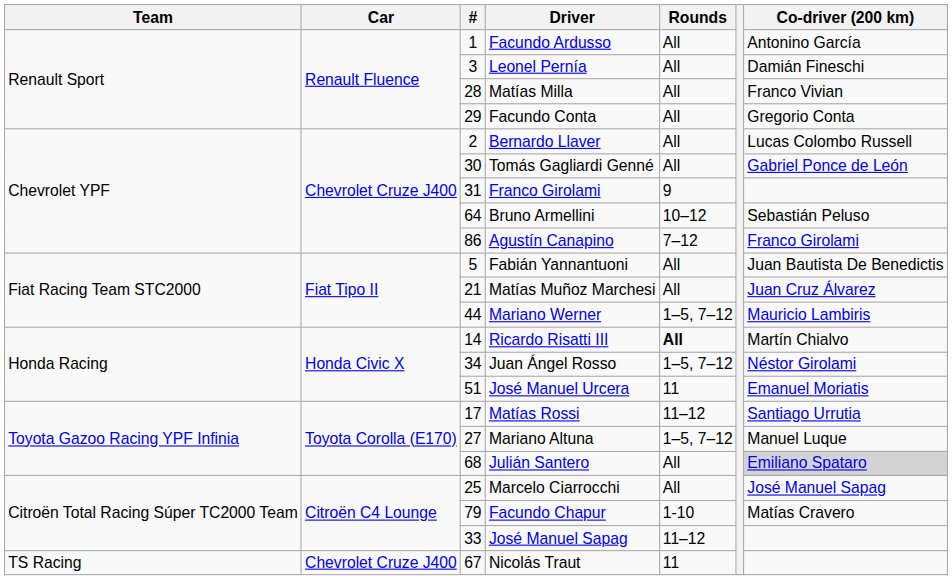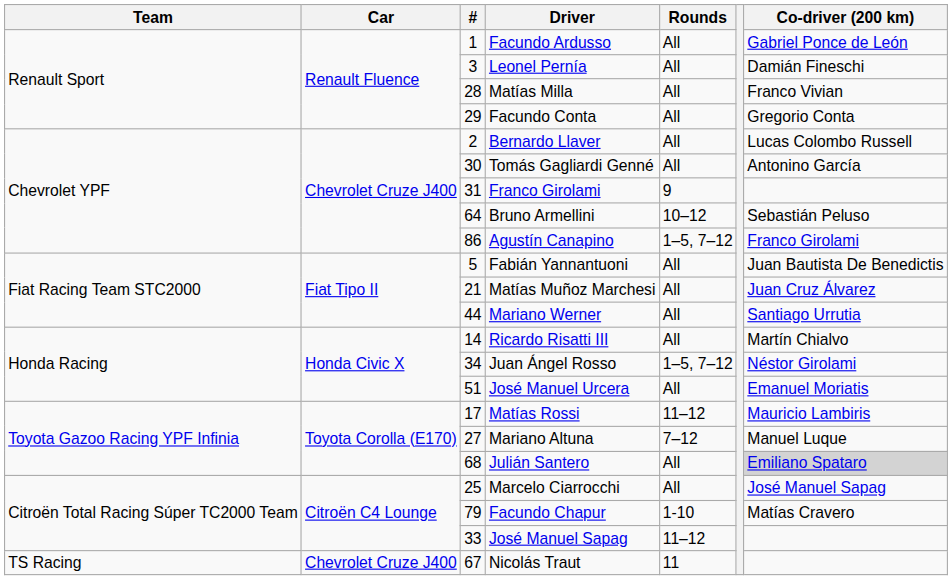(804, 42) Antonino García -> (828, 42) Gabriel Ponce de León
(828, 166) Gabriel Ponce de León -> (804, 166) Antonino García
(680, 241) 7–12 -> (698, 241) 1–5, 7–12
(698, 315) 1–5, 7–12 -> (672, 315) All
(809, 315) Mauricio Lambiris -> (804, 315) Santiago Urrutia
(673, 340) bold -> (672, 340) normal
(671, 389) 11 -> (672, 389) All
(804, 414) Santiago Urrutia -> (809, 414) Mauricio Lambiris
(698, 439) 1–5, 7–12 -> (680, 439) 7–12
